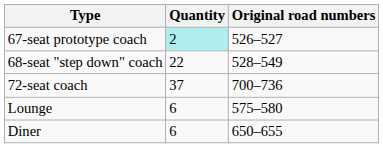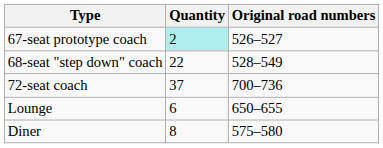(257, 108) 575–580 -> (257, 108) 650–655
(173, 131) 6 -> (173, 131) 8
(257, 131) 650–655 -> (257, 131) 575–580
